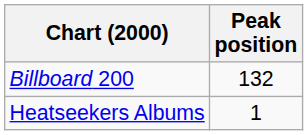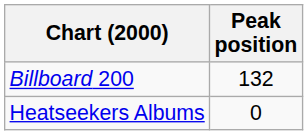(256, 112) 1 -> (256, 112) 0
